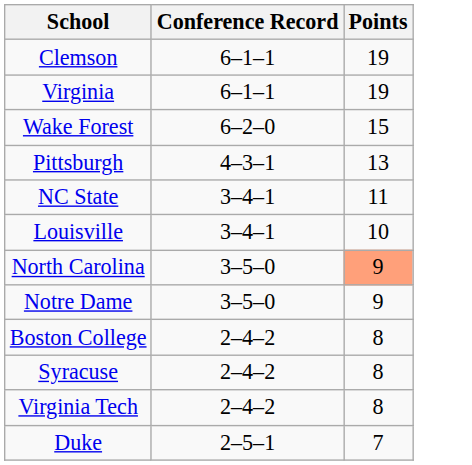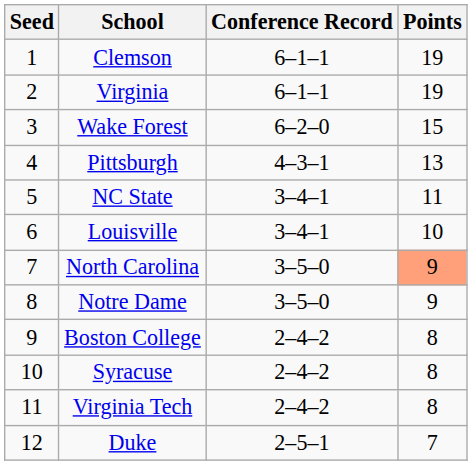+ column: (32, 22)
